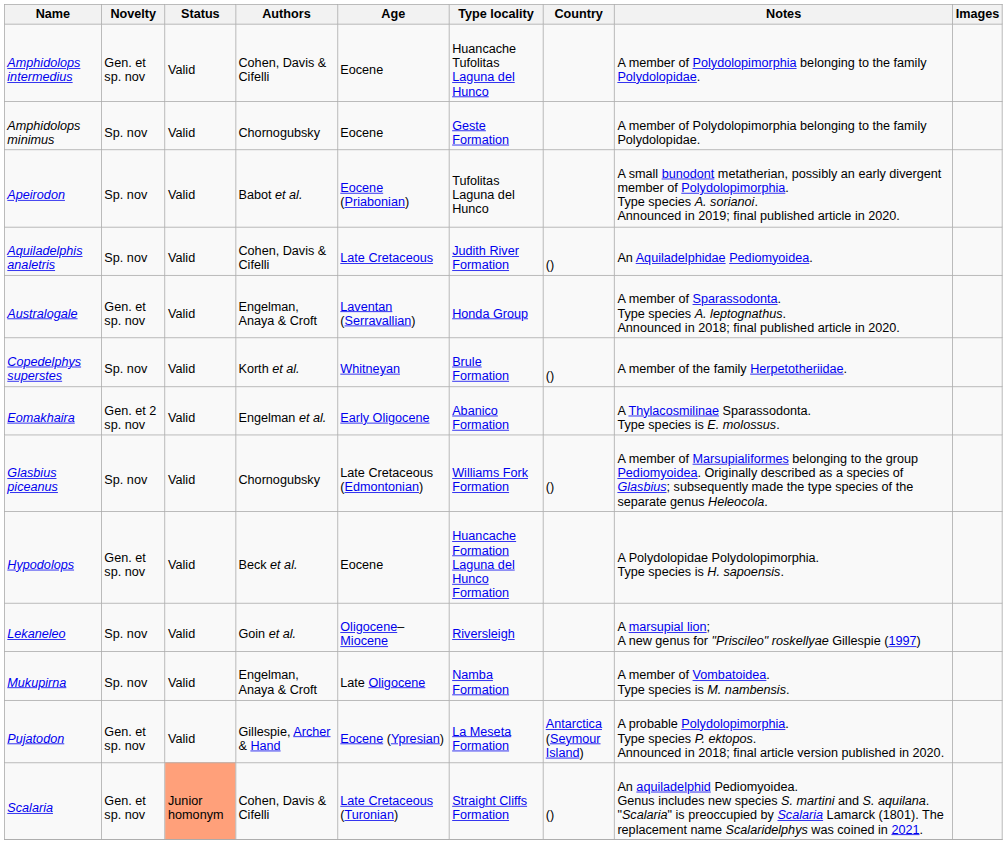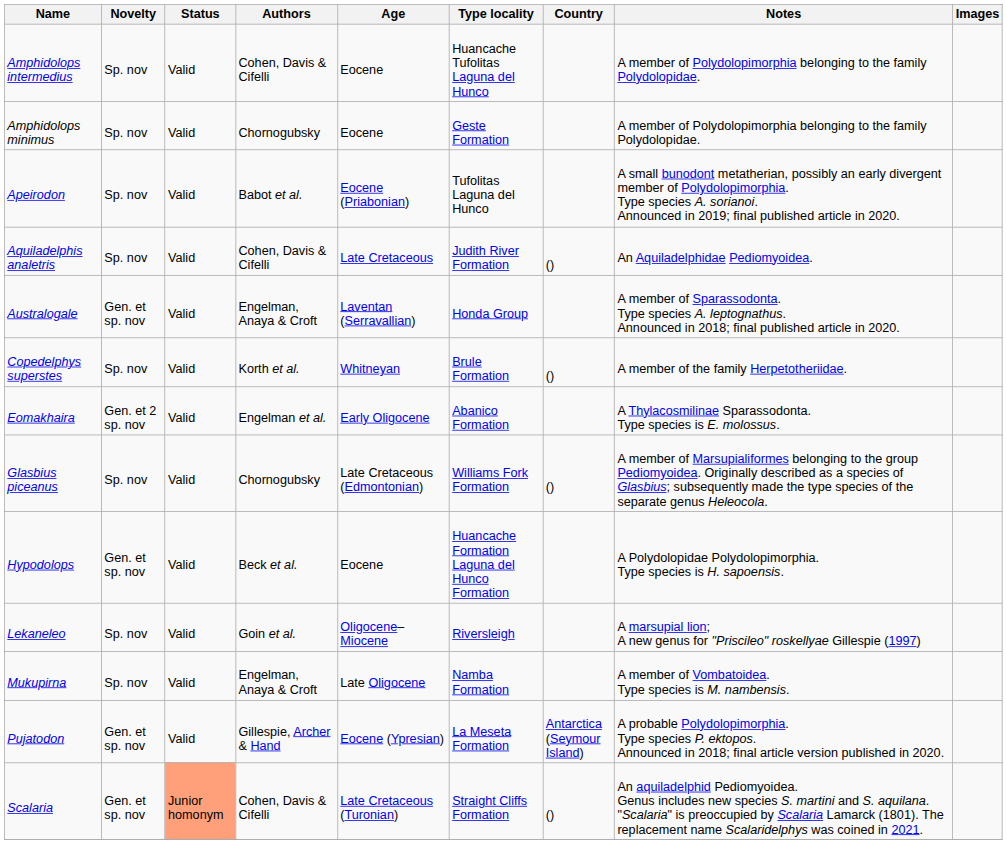(125, 70) Gen. et sp. nov -> (126, 70) Sp. nov
